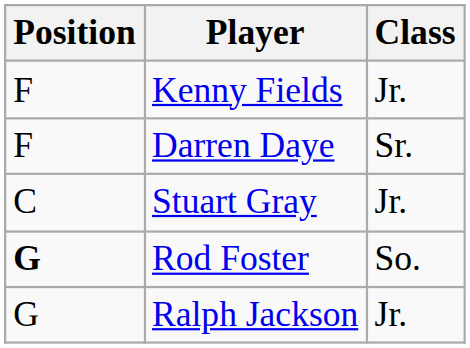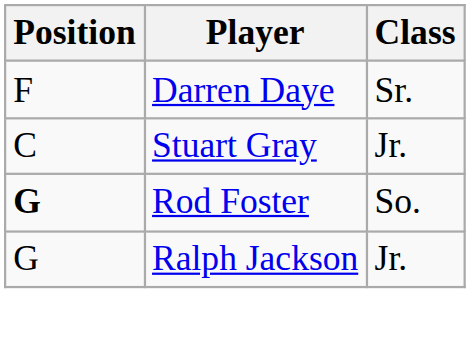- row: (247, 88)
